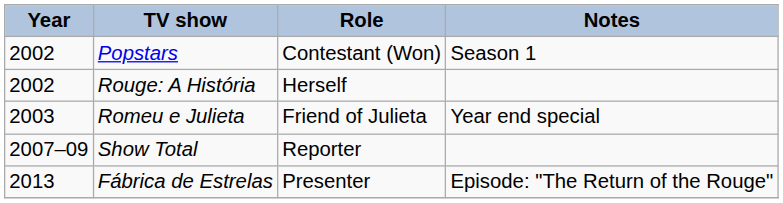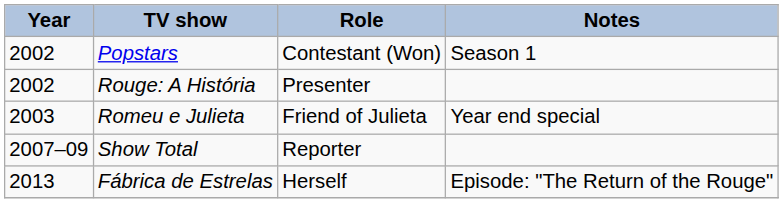(314, 85) Herself -> (326, 85) Presenter
(326, 181) Presenter -> (314, 181) Herself
